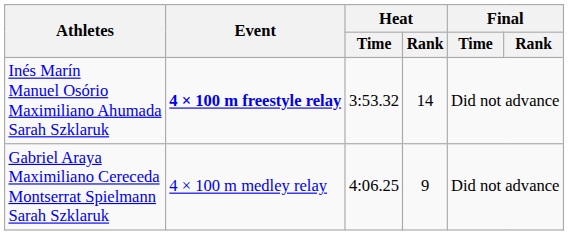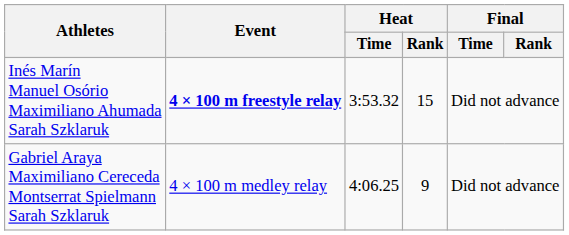(425, 101) 14 -> (425, 101) 15
